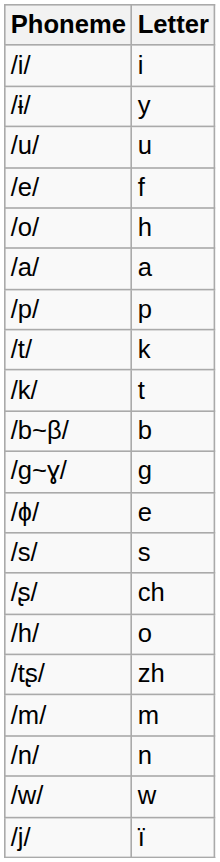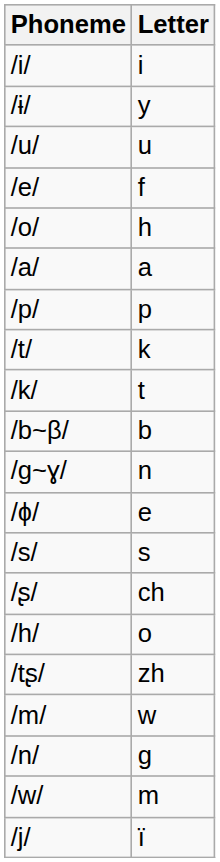(145, 471) g -> (145, 471) n
(148, 715) m -> (147, 715) w
(145, 755) n -> (145, 755) g
(147, 796) w -> (148, 796) m
